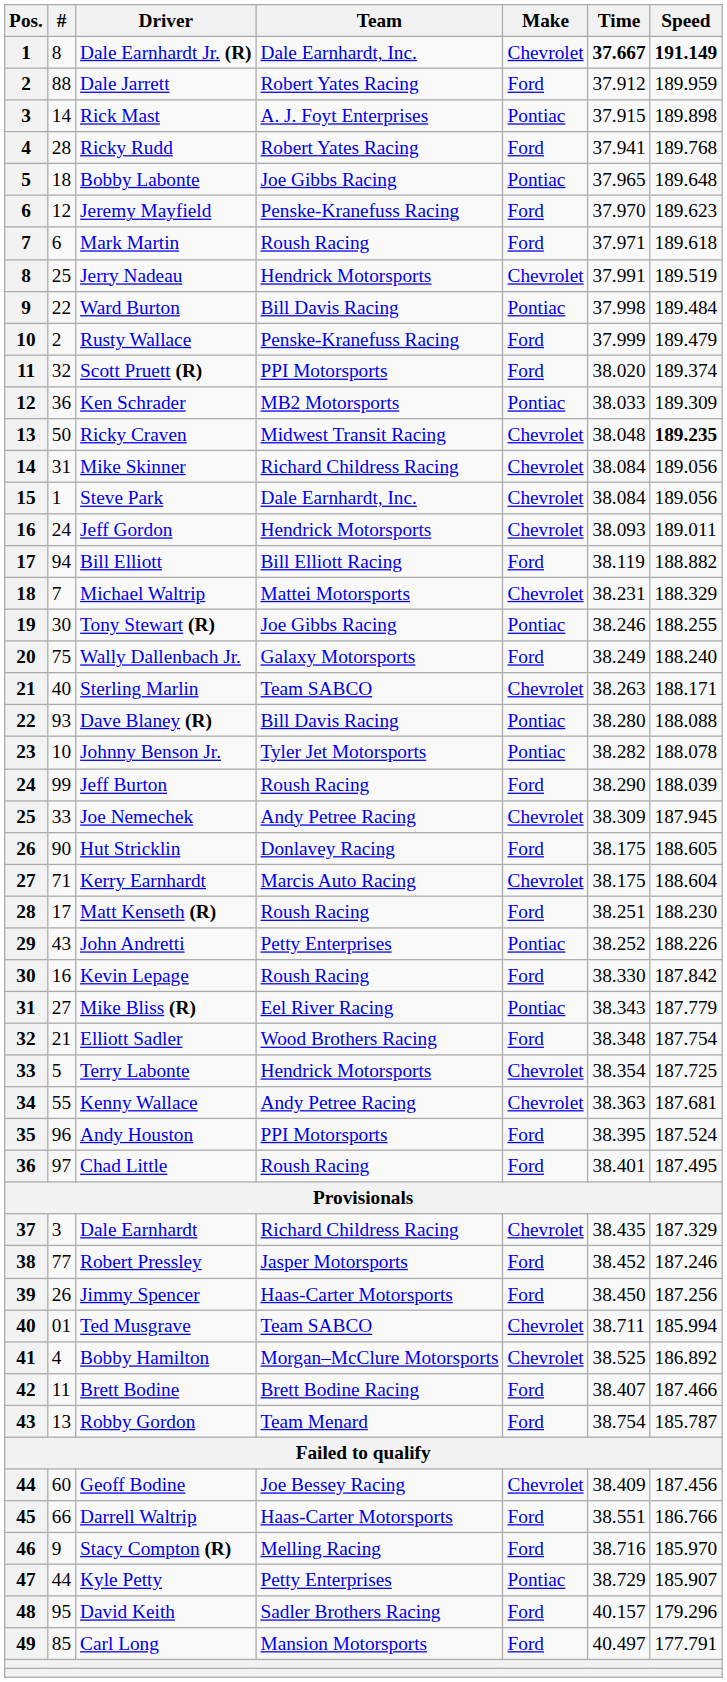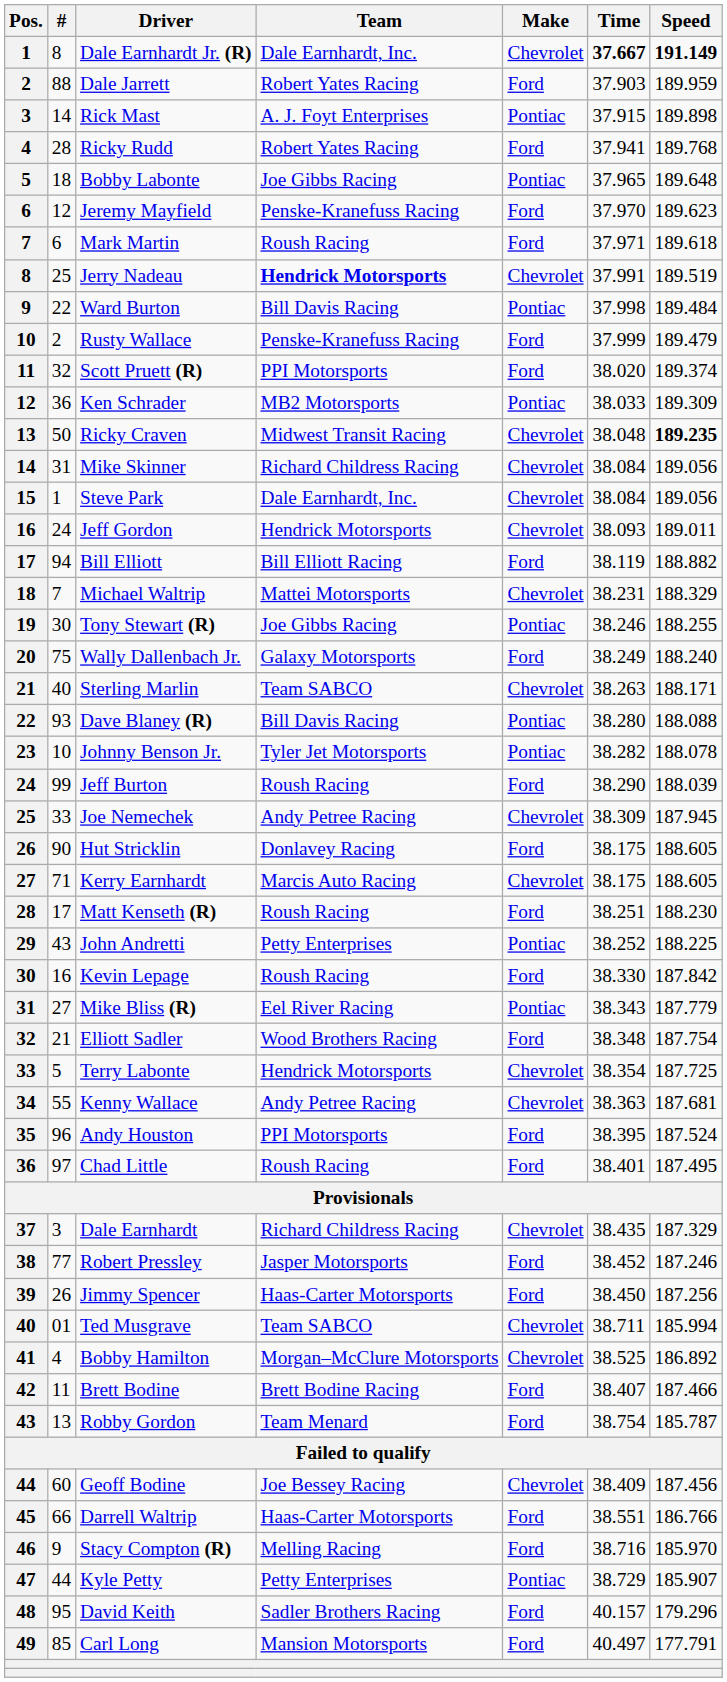(619, 84) 37.912 -> (619, 84) 37.903
(346, 275) normal -> (353, 275) bold
(686, 879) 188.604 -> (686, 879) 188.605
(686, 943) 188.226 -> (686, 943) 188.225
